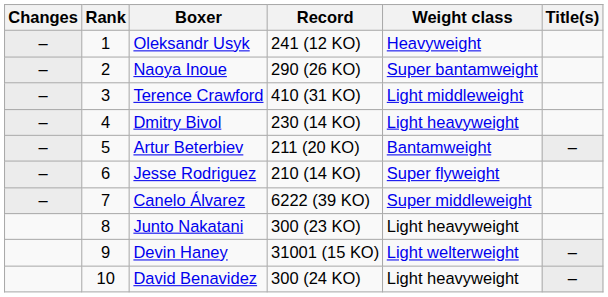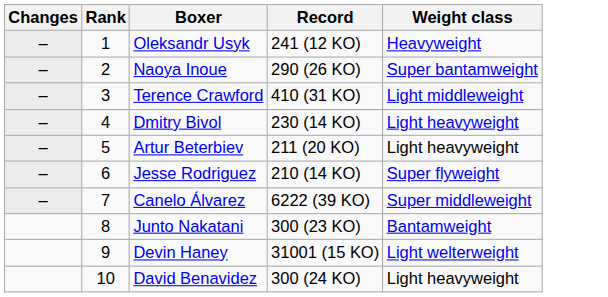- column: (572, 17)
(439, 148) Bantamweight -> (453, 148) Light heavyweight
(453, 226) Light heavyweight -> (439, 226) Bantamweight
